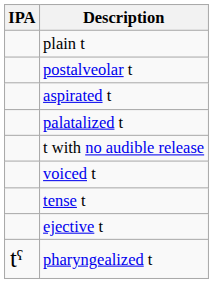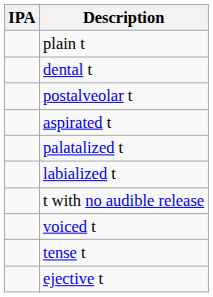+ row: (68, 69)
+ row: (79, 174)
- row: (98, 259)
